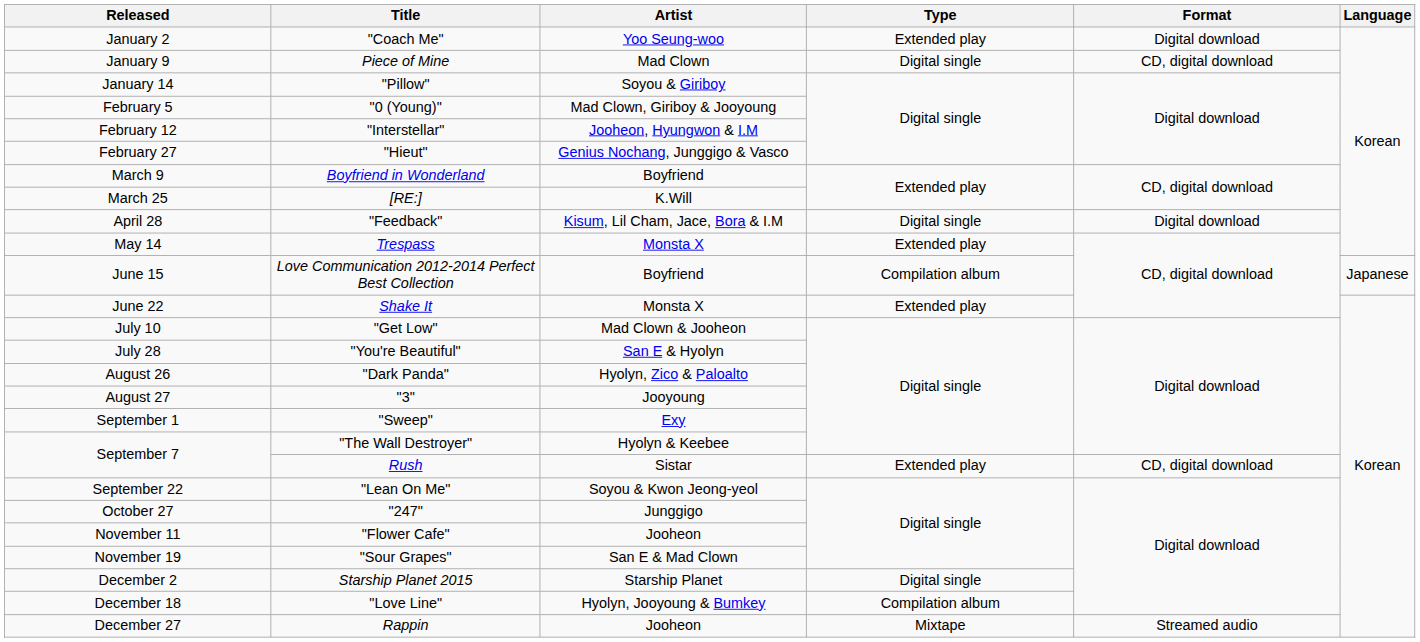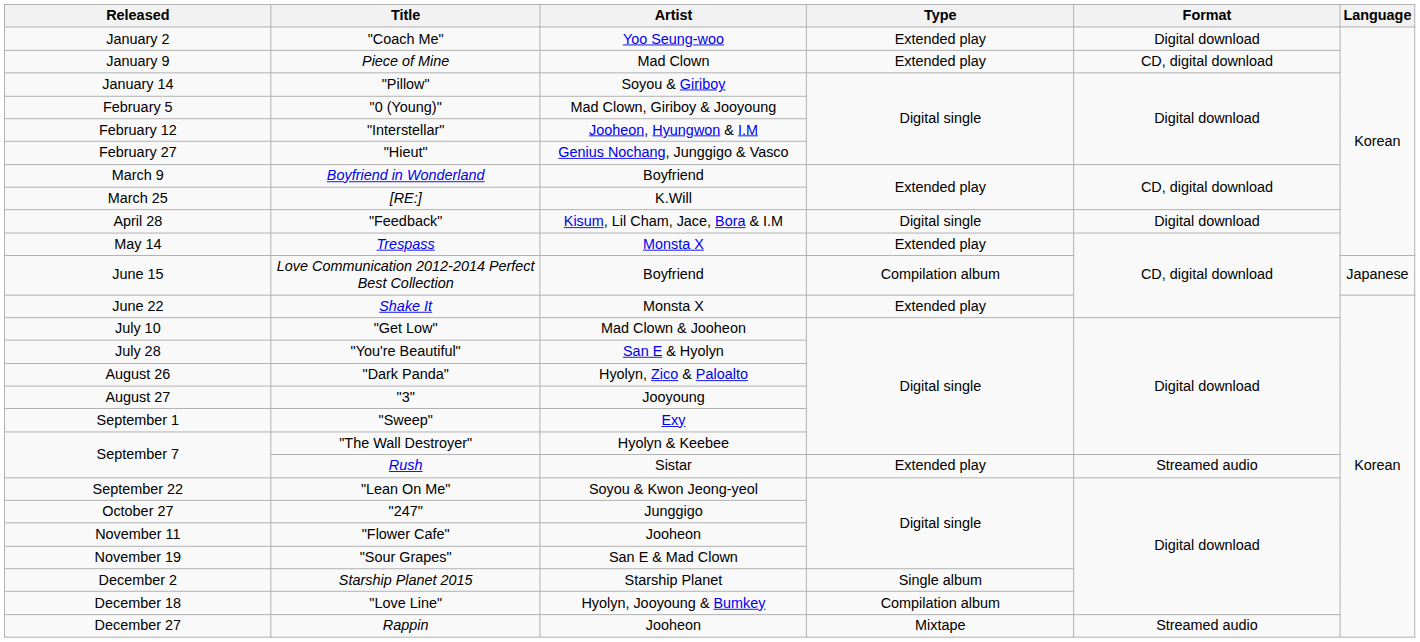(940, 61) Digital single -> (940, 61) Extended play
(1207, 466) CD, digital download -> (1207, 466) Streamed audio
(940, 580) Digital single -> (940, 580) Single album
